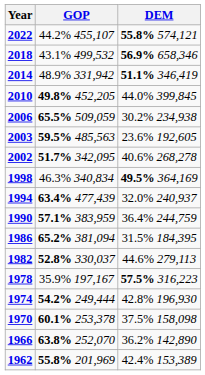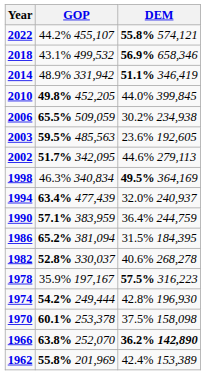(159, 157) 40.6% 268,278 -> (159, 157) 44.6% 279,113
(159, 258) 44.6% 279,113 -> (159, 258) 40.6% 268,278
(159, 339) normal -> (159, 339) bold
